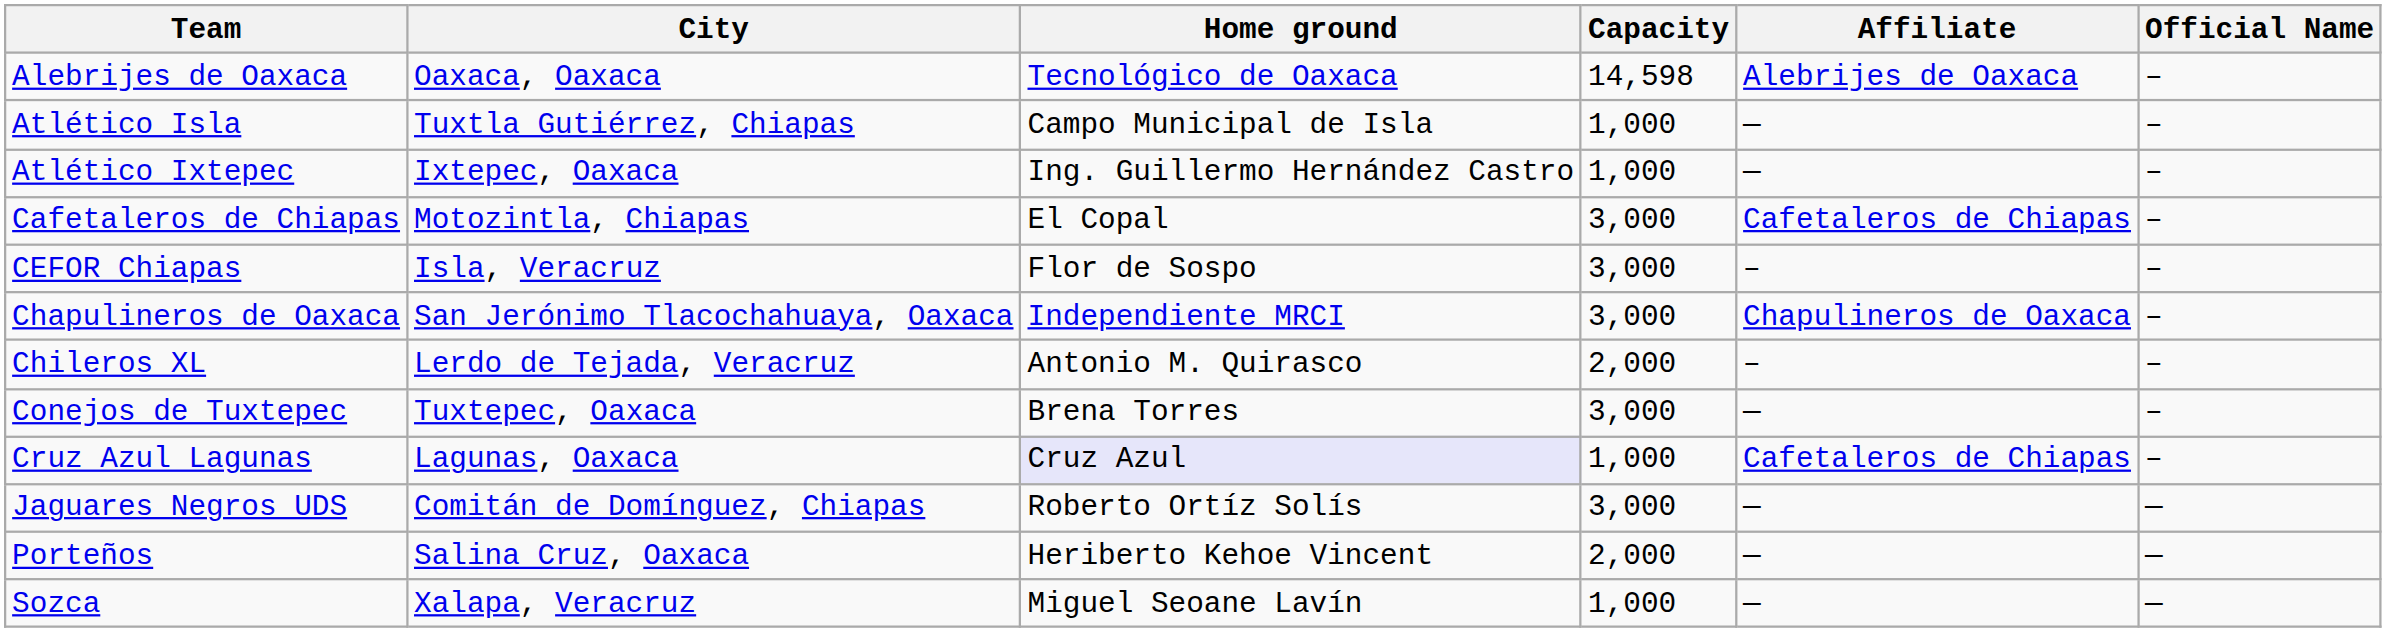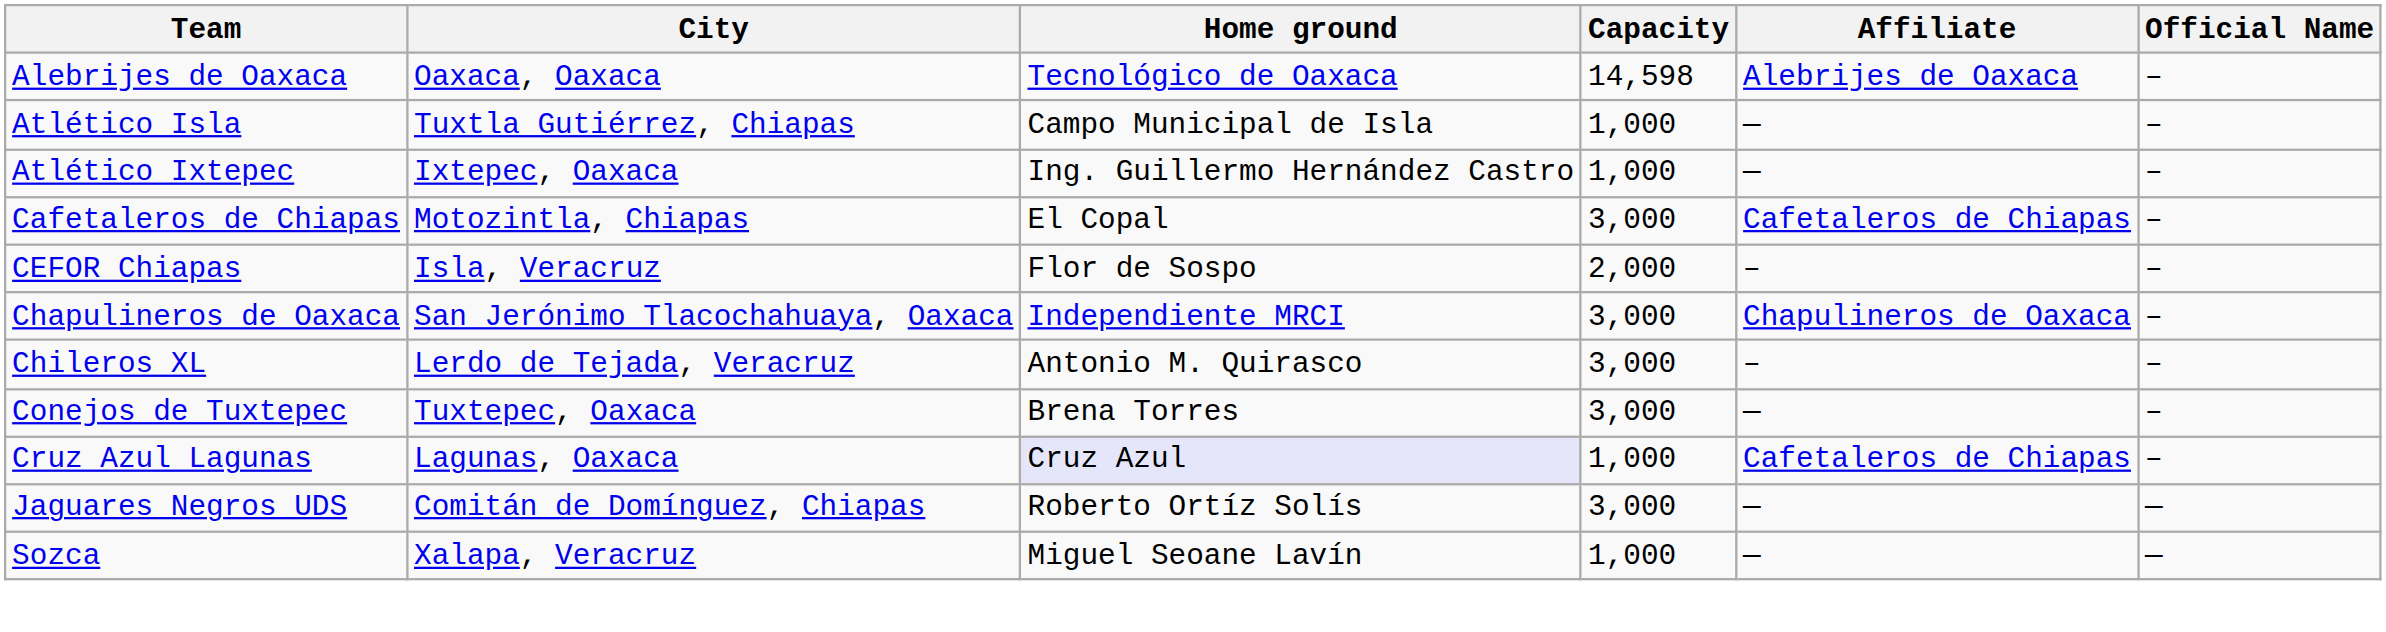(1632, 268) 3,000 -> (1632, 268) 2,000
(1632, 364) 2,000 -> (1632, 364) 3,000
- row: (83, 556)
